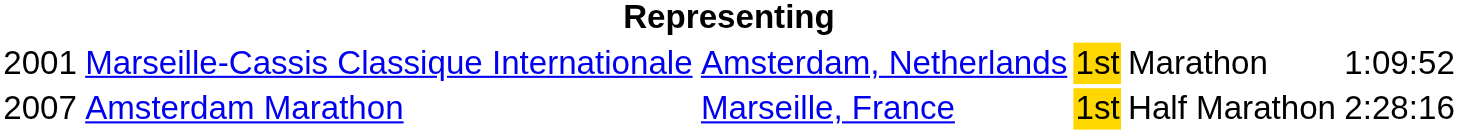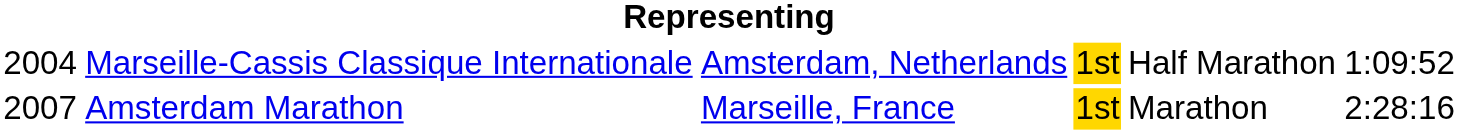(40, 62) 2001 -> (40, 62) 2004
(1198, 62) Marathon -> (1232, 62) Half Marathon
(1232, 108) Half Marathon -> (1198, 108) Marathon
